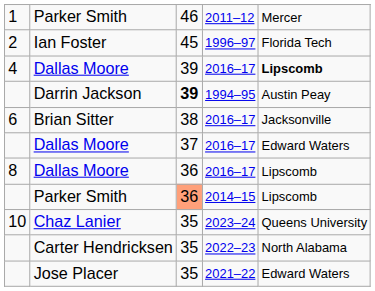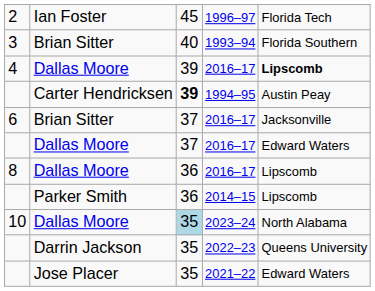- row: (13, 17)
+ row: (13, 42)
(88, 94) Darrin Jackson -> (103, 94) Carter Hendricksen
(189, 119) 38 -> (189, 119) 37
(189, 196) lightsalmon background -> (189, 196) no background
(77, 222) Chaz Lanier -> (81, 222) Dallas Moore
(189, 222) no background -> (189, 222) lightblue background
(314, 222) Queens University -> (304, 222) North Alabama
(103, 247) Carter Hendricksen -> (88, 247) Darrin Jackson
(304, 248) North Alabama -> (314, 248) Queens University
